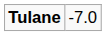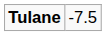(83, 17) -7.0 -> (83, 17) -7.5
